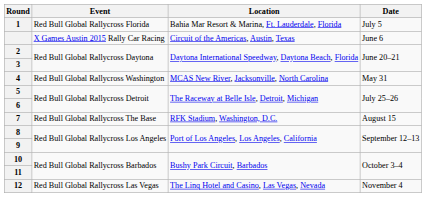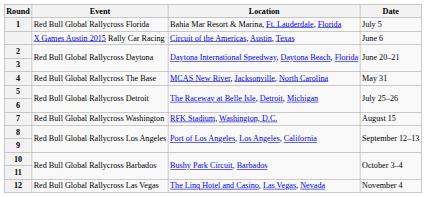(99, 78) Red Bull Global Rallycross Washington -> (95, 78) Red Bull Global Rallycross The Base
(95, 118) Red Bull Global Rallycross The Base -> (99, 118) Red Bull Global Rallycross Washington
